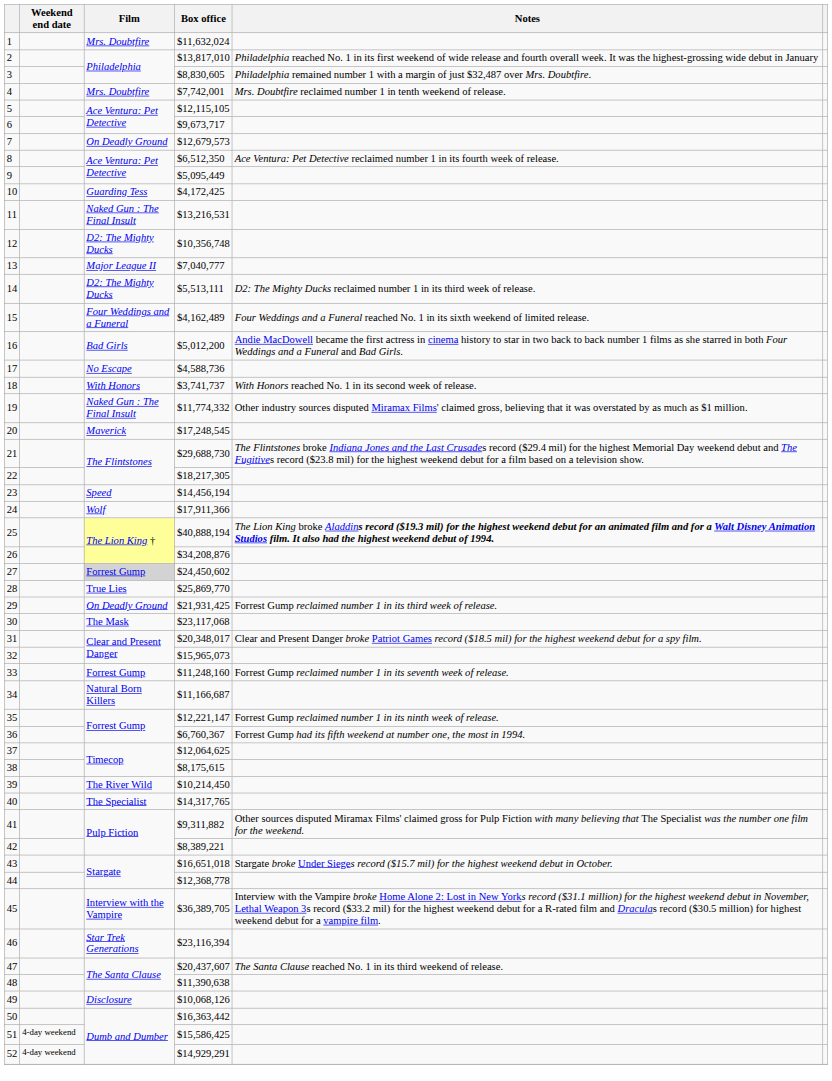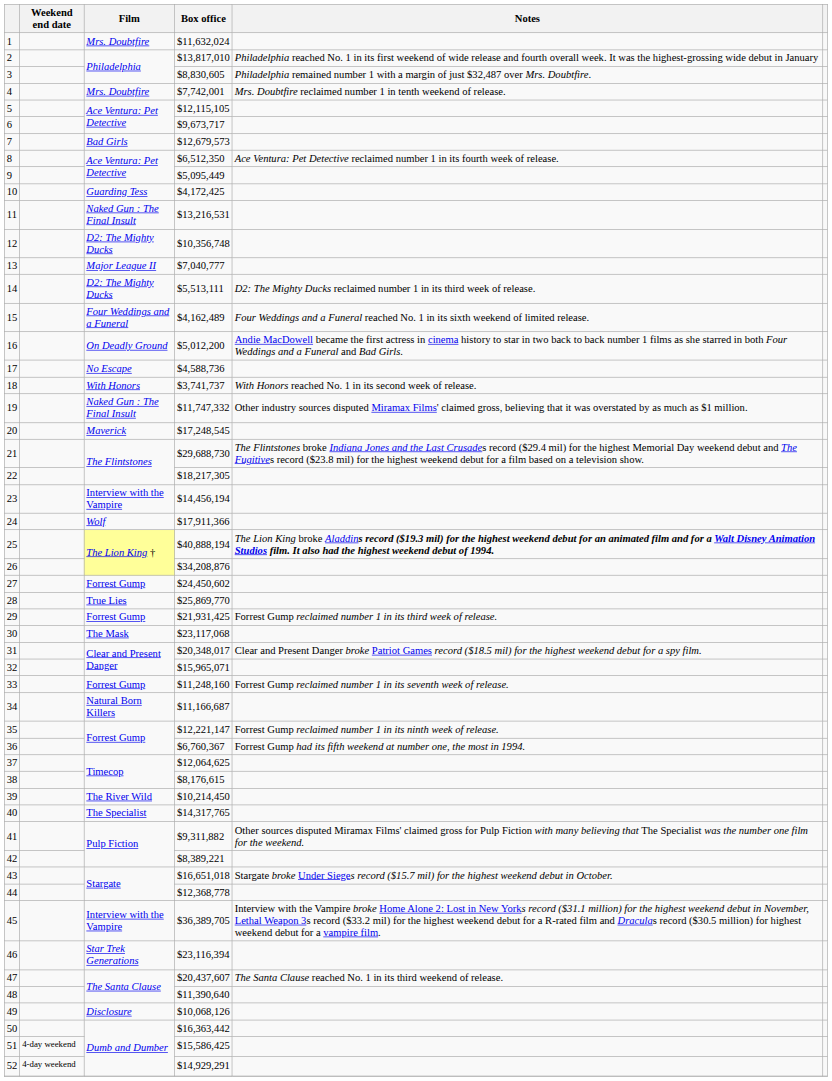(127, 141) On Deadly Ground -> (107, 141) Bad Girls
(107, 346) Bad Girls -> (127, 346) On Deadly Ground
(203, 408) $11,774,332 -> (203, 408) $11,747,332
(99, 493) Speed -> (125, 499) Interview with the Vampire
(116, 571) lightgrey background -> (116, 583) no background
(127, 605) On Deadly Ground -> (116, 617) Forrest Gump
(203, 655) $15,965,073 -> (203, 667) $15,965,071
(201, 768) $8,175,615 -> (201, 779) $8,176,615
(203, 983) $11,390,638 -> (203, 994) $11,390,640
